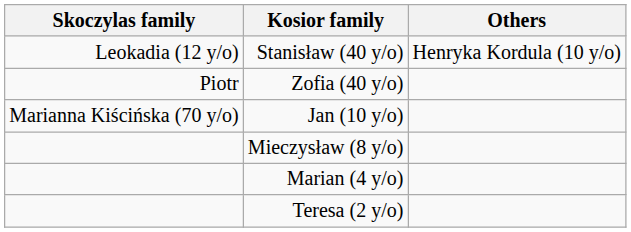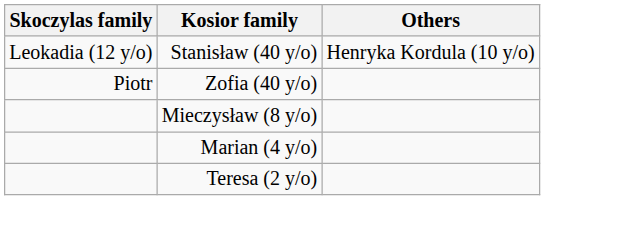- row: (356, 115)
